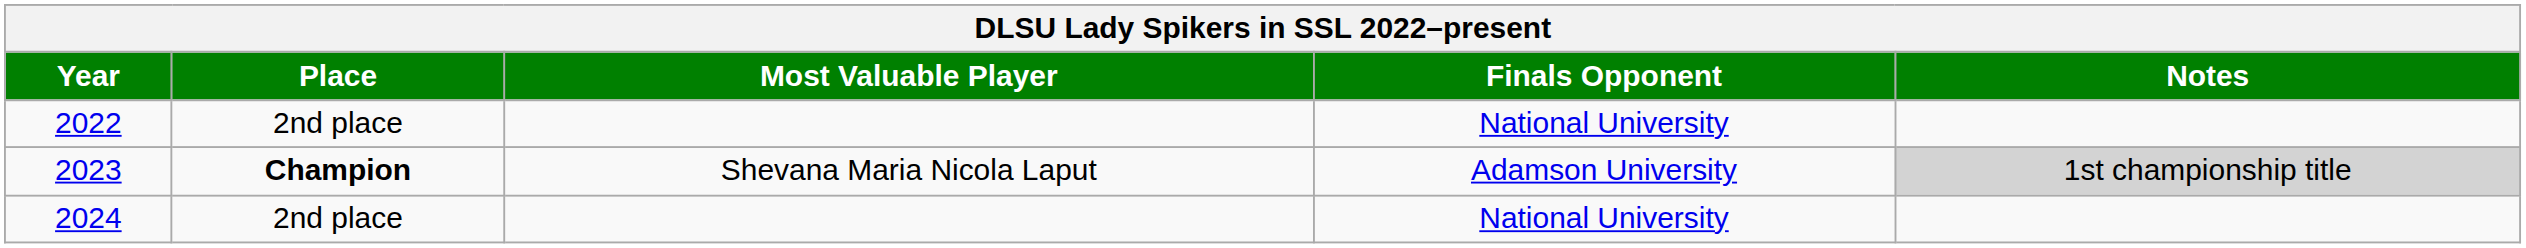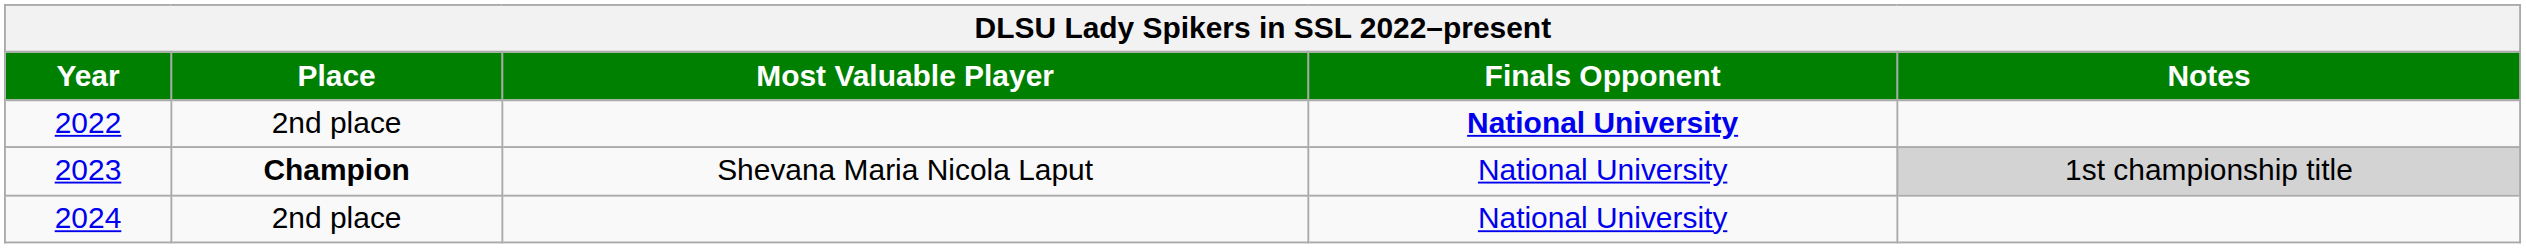(1604, 123) normal -> (1603, 123) bold
(1604, 170) Adamson University -> (1603, 170) National University
